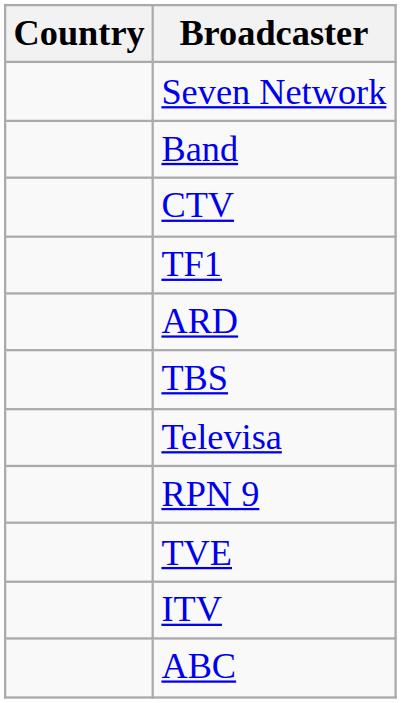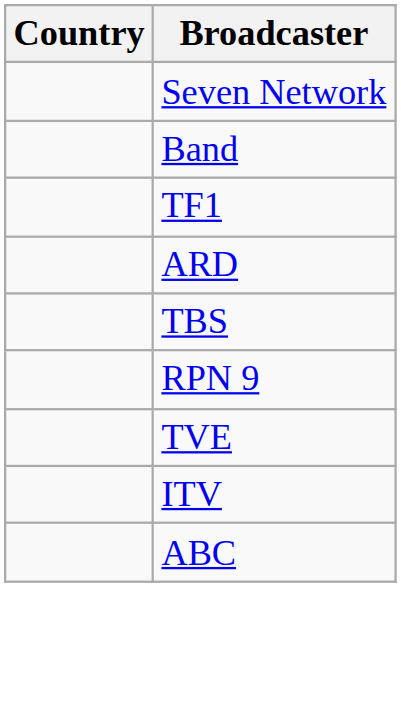- row: (198, 206)
- row: (222, 436)
